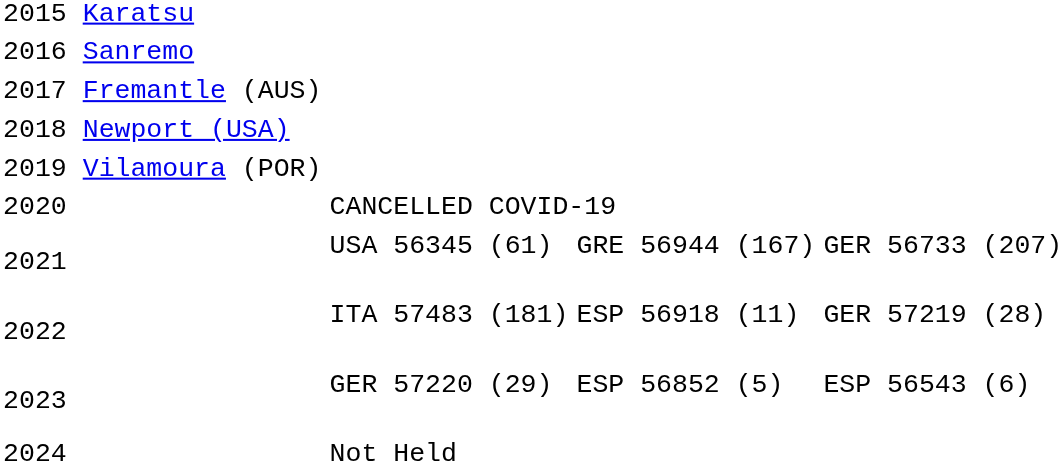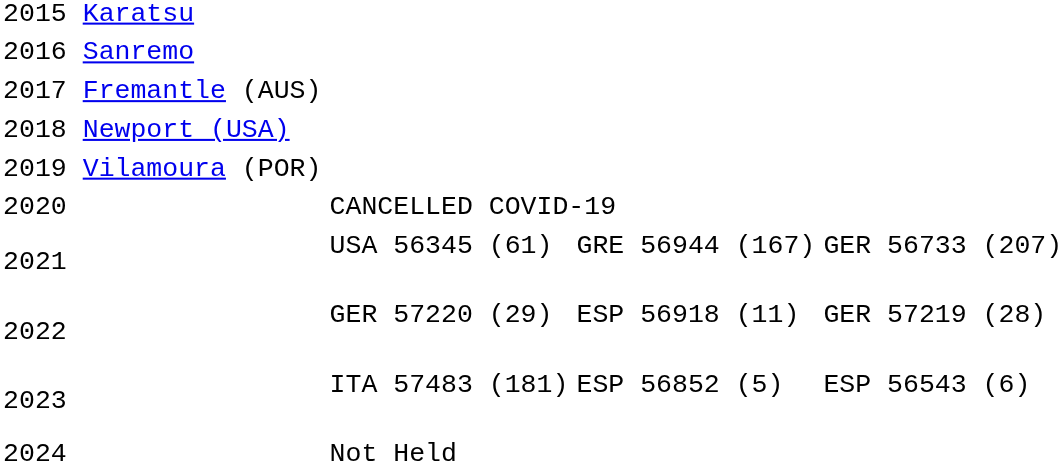(449, 315) ITA 57483 (181) -> (441, 315) GER 57220 (29)
(441, 385) GER 57220 (29) -> (449, 385) ITA 57483 (181)
